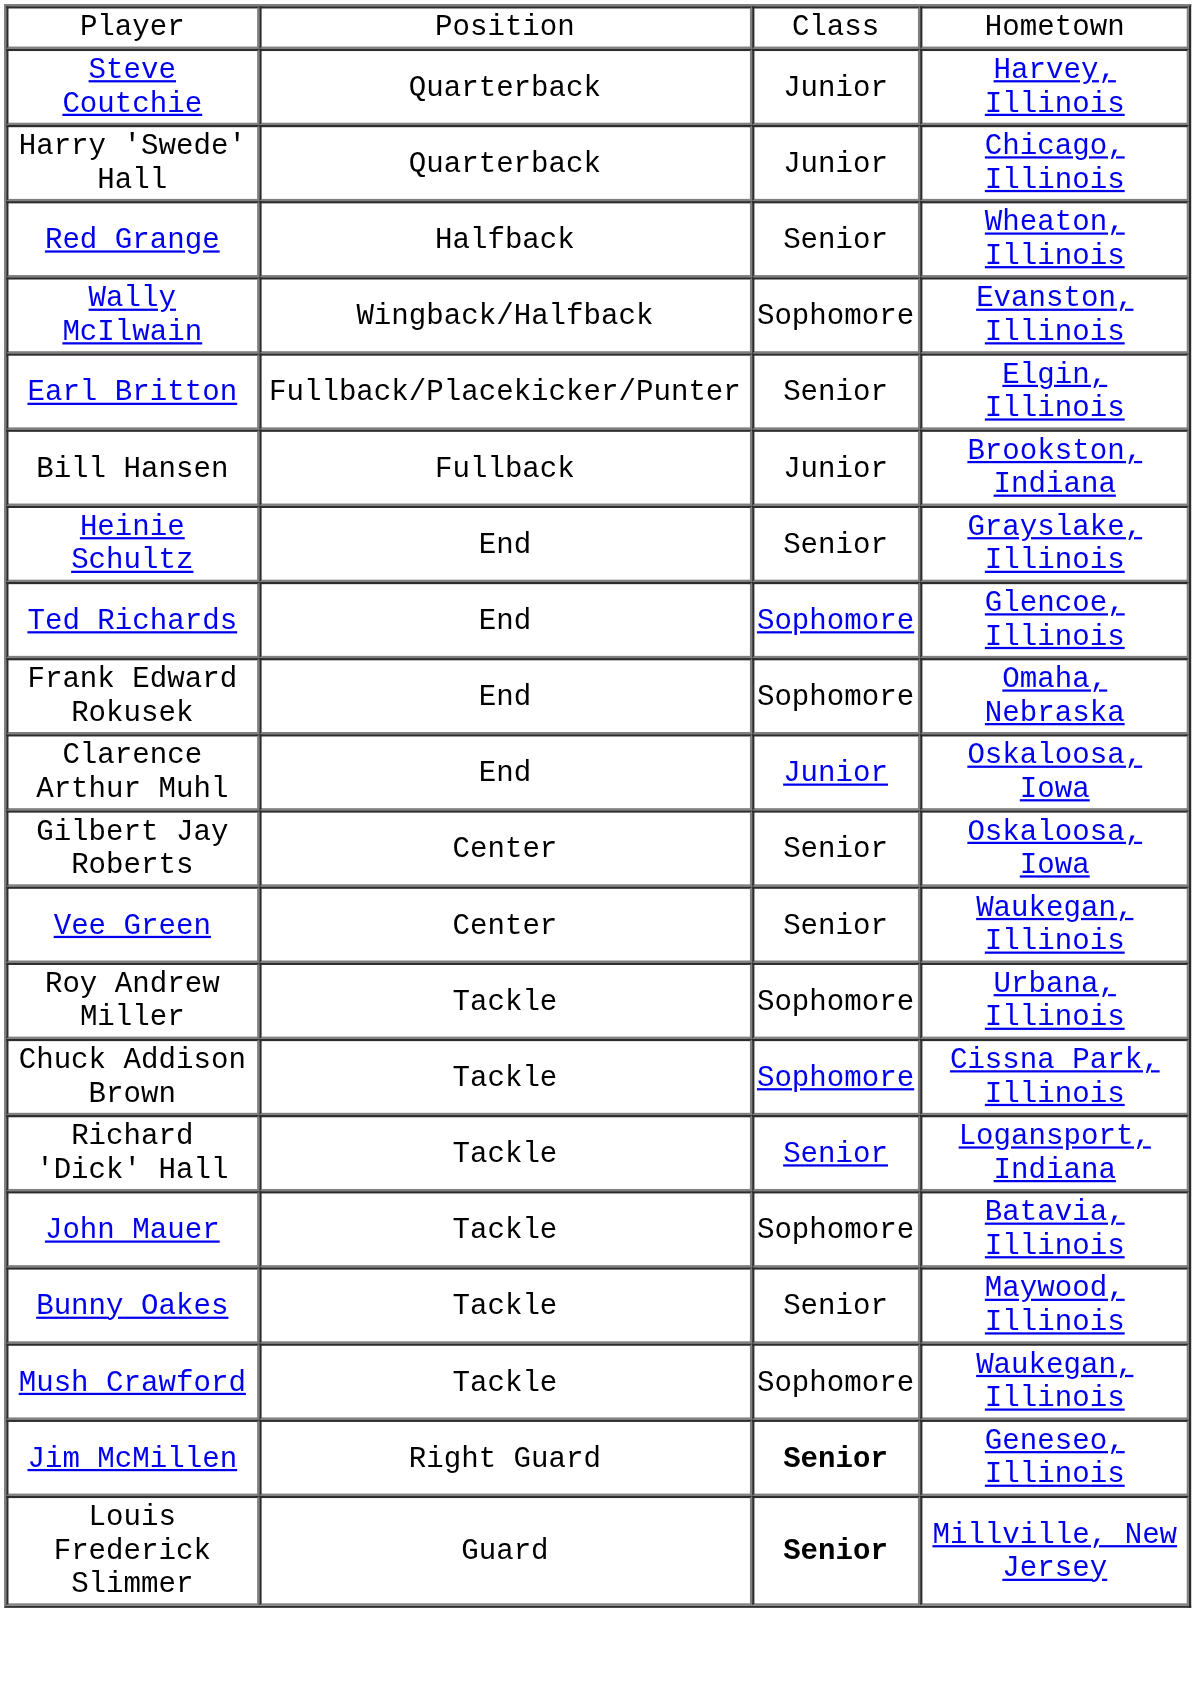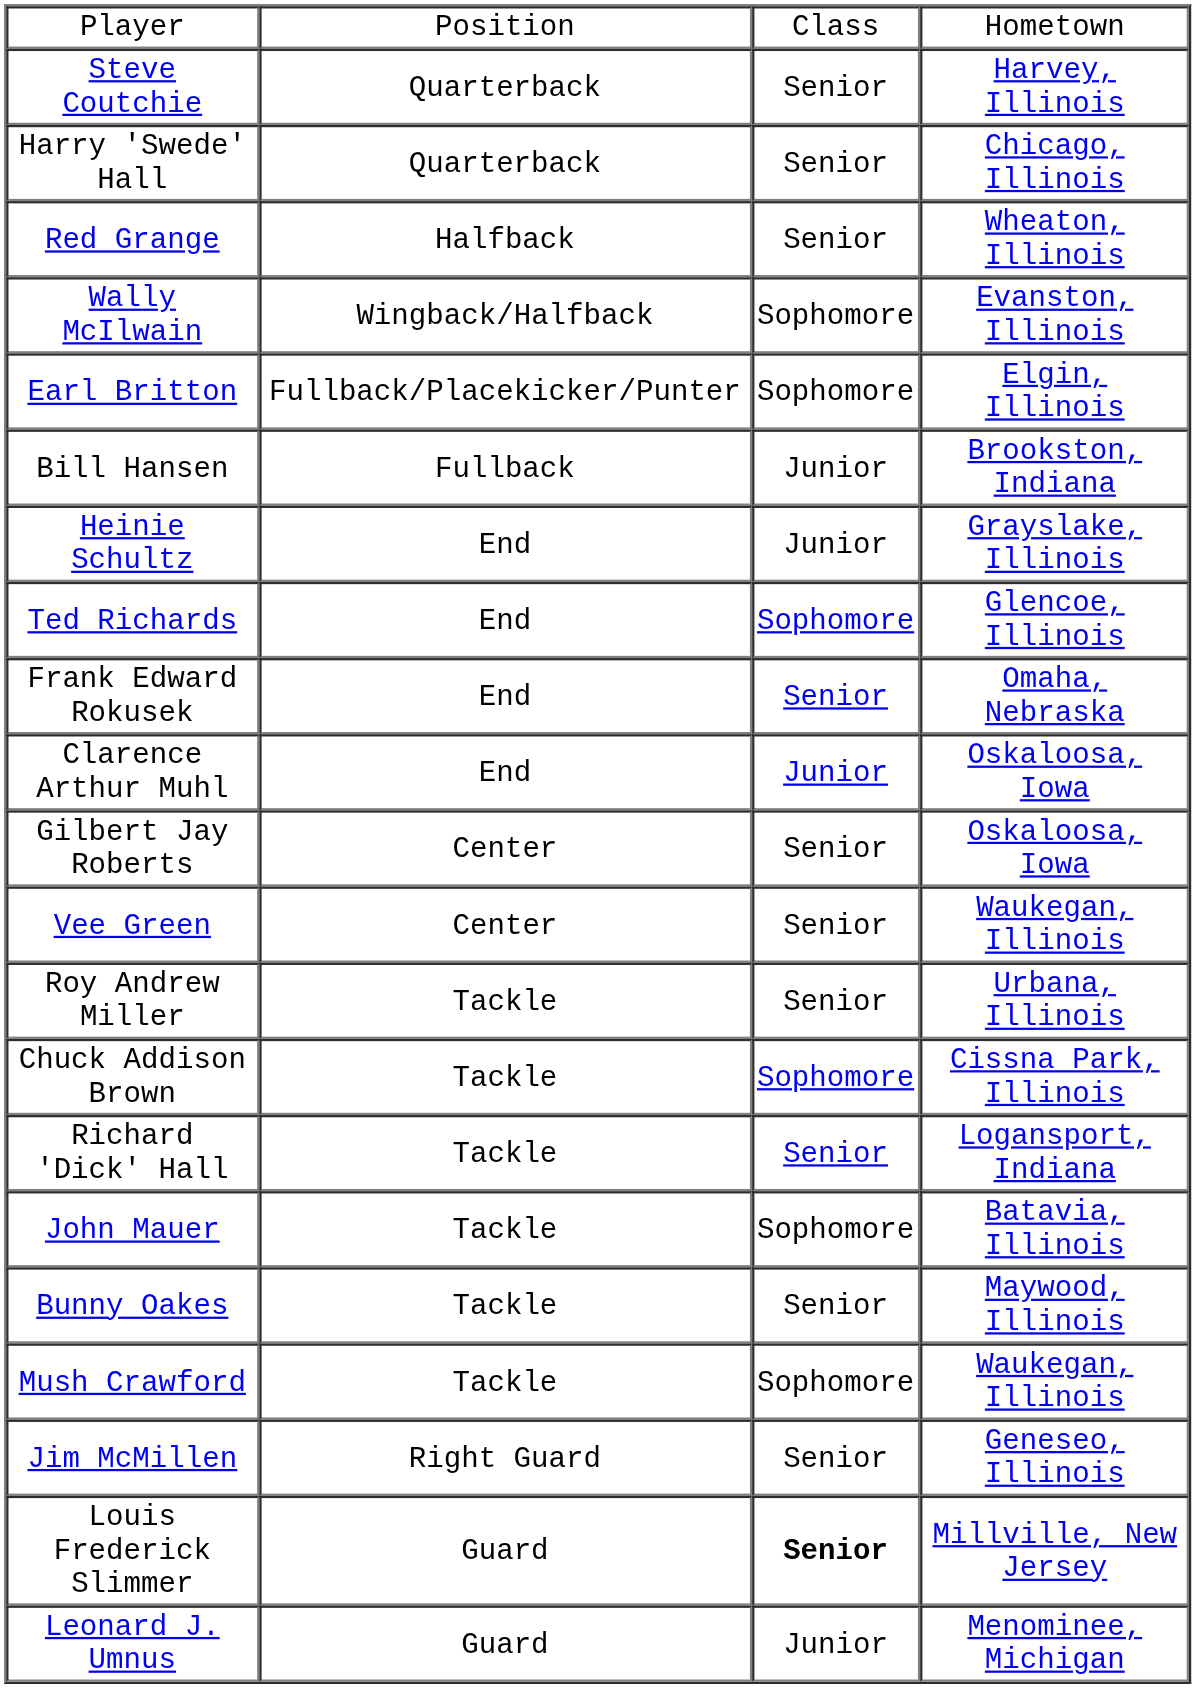(836, 87) Junior -> (836, 87) Senior
(836, 163) Junior -> (836, 163) Senior
(836, 392) Senior -> (836, 392) Sophomore
(836, 544) Senior -> (836, 544) Junior
(836, 696) Sophomore -> (836, 696) Senior
(836, 1001) Sophomore -> (836, 1001) Senior
(836, 1458) bold -> (836, 1458) normal
+ row: (132, 1644)
